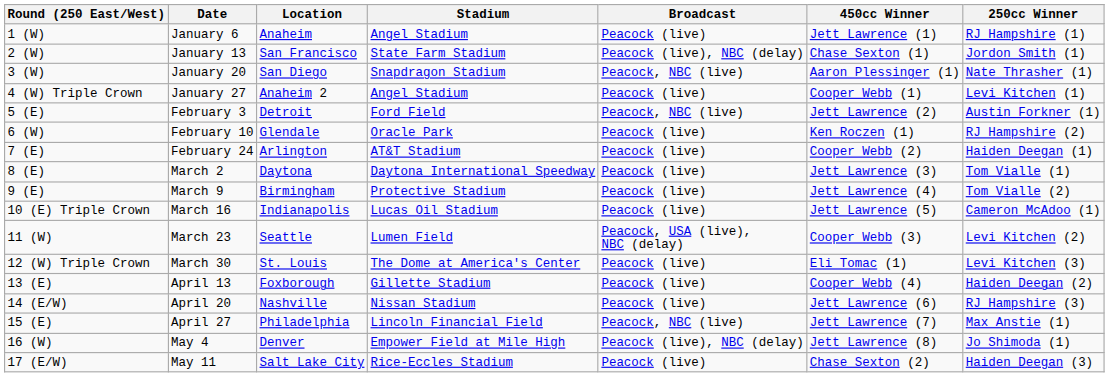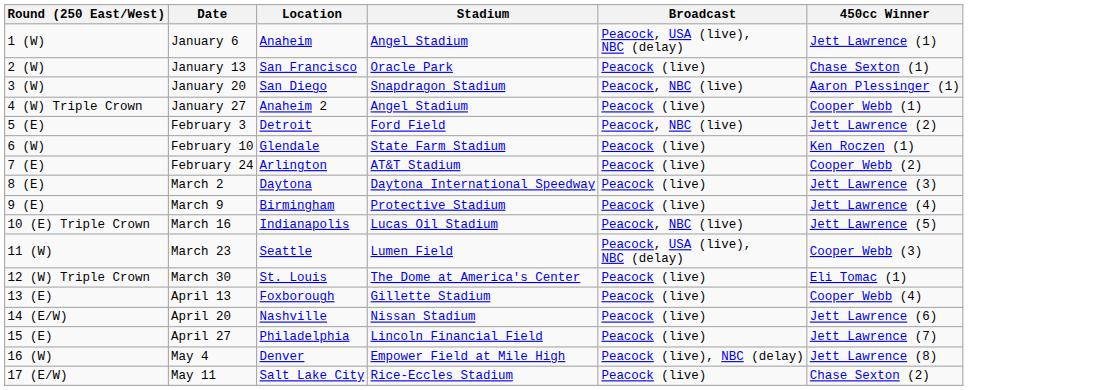- column: (1033, 14)
(654, 34) Peacock (live) -> (676, 41) Peacock, USA (live), NBC (delay)
(438, 54) State Farm Stadium -> (412, 67) Oracle Park
(703, 54) Peacock (live), NBC (delay) -> (654, 67) Peacock (live)
(412, 132) Oracle Park -> (438, 146) State Farm Stadium
(654, 211) Peacock (live) -> (673, 225) Peacock, NBC (live)
(673, 323) Peacock, NBC (live) -> (654, 337) Peacock (live)
